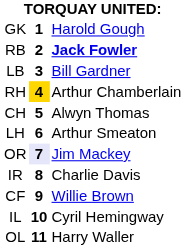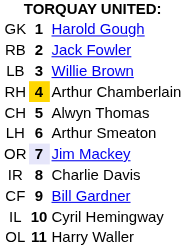(94, 50) bold -> (91, 50) normal
(91, 71) Bill Gardner -> (93, 71) Willie Brown
(93, 196) Willie Brown -> (91, 196) Bill Gardner
